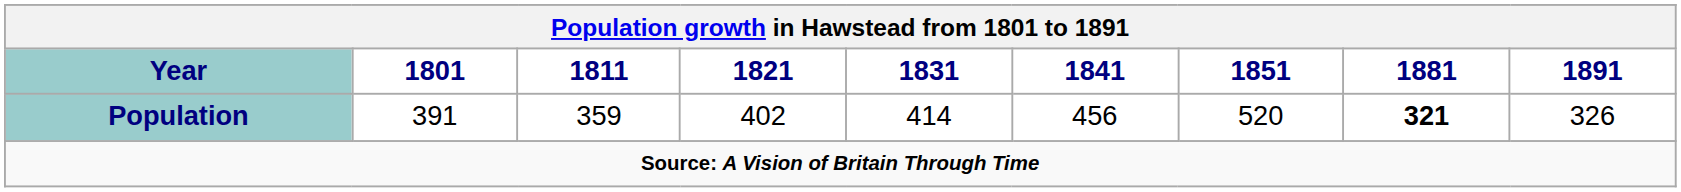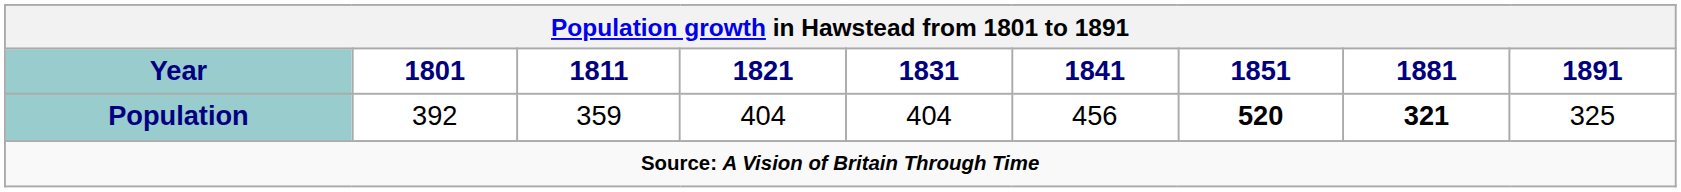(435, 117) 391 -> (435, 117) 392
(763, 117) 402 -> (763, 117) 404
(929, 117) 414 -> (929, 117) 404
(1261, 117) normal -> (1261, 117) bold
(1592, 117) 326 -> (1592, 117) 325
